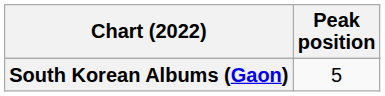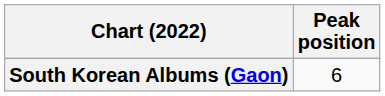(337, 74) 5 -> (337, 74) 6
